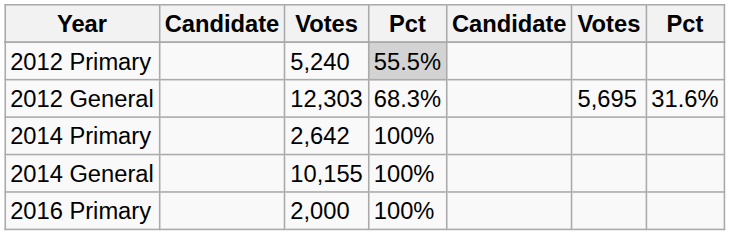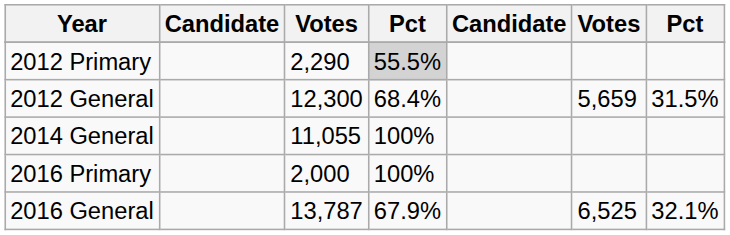(320, 61) 5,240 -> (320, 61) 2,290
(327, 99) 12,303 -> (327, 99) 12,300
(407, 99) 68.3% -> (407, 99) 68.4%
(607, 99) 5,695 -> (607, 99) 5,659
(685, 99) 31.6% -> (685, 99) 31.5%
- row: (81, 136)
(327, 174) 10,155 -> (326, 136) 11,055
+ row: (82, 211)
